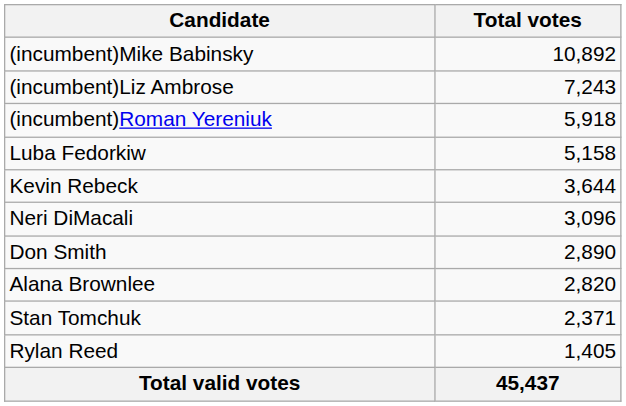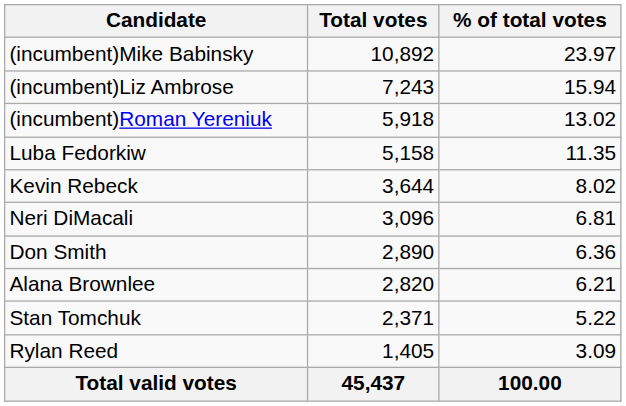+ column: (530, 20)
